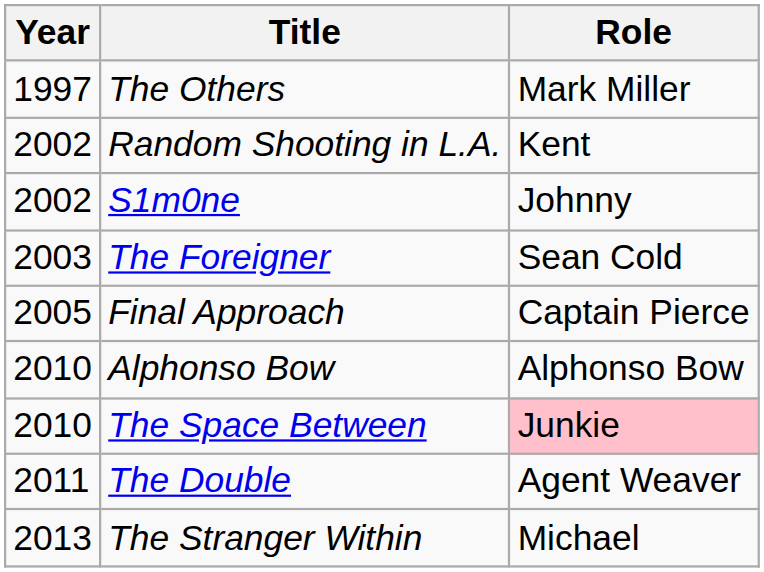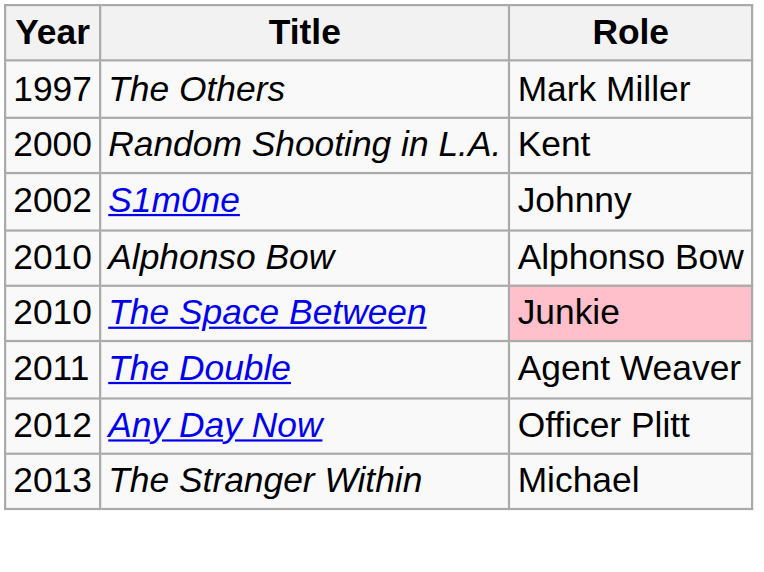(53, 144) 2002 -> (53, 144) 2000
- row: (219, 256)
- row: (226, 312)
+ row: (215, 425)
